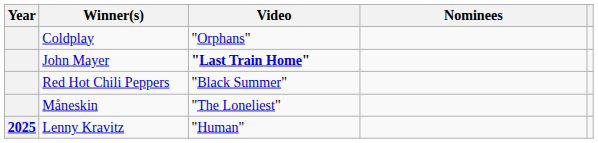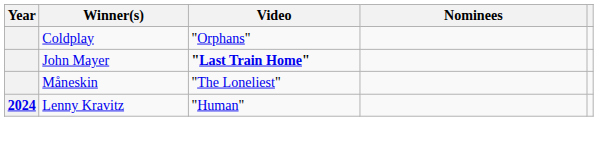- row: (106, 82)
(22, 127) 2025 -> (22, 104) 2024
